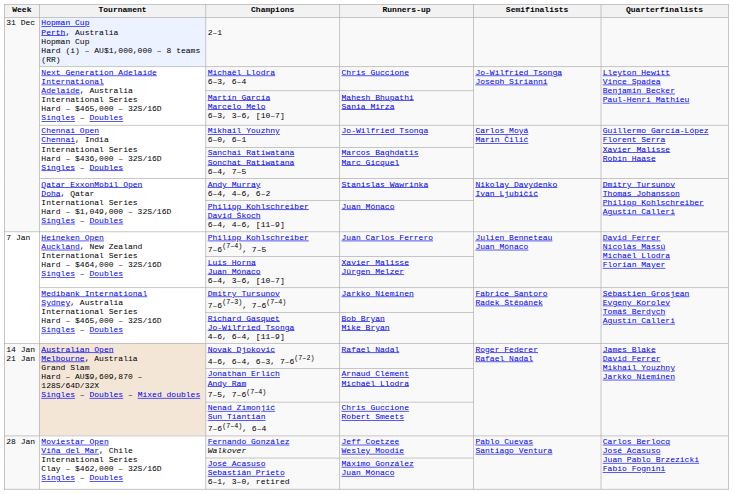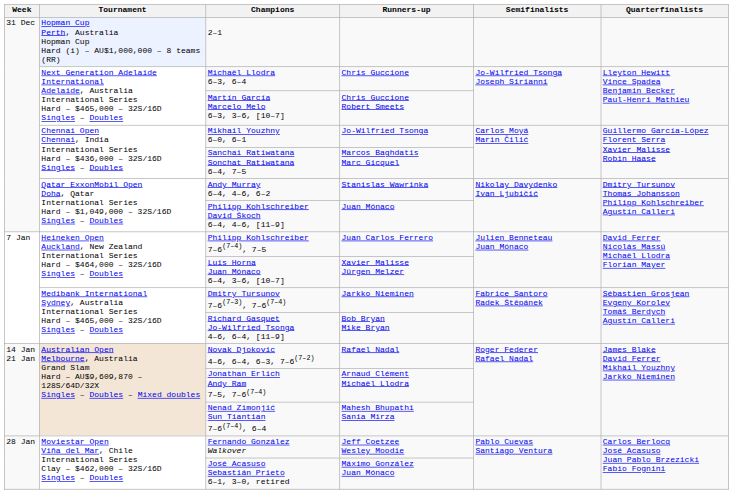(378, 102) Mahesh Bhupathi Sania Mirza -> (375, 102) Chris Guccione Robert Smeets
(375, 413) Chris Guccione Robert Smeets -> (378, 413) Mahesh Bhupathi Sania Mirza
